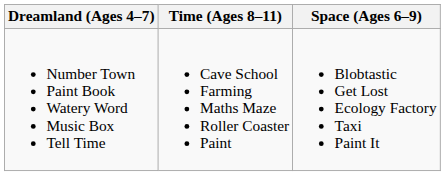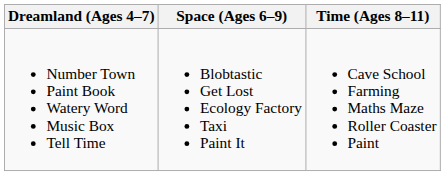columns swapped: (366, 16) <-> (225, 16)
